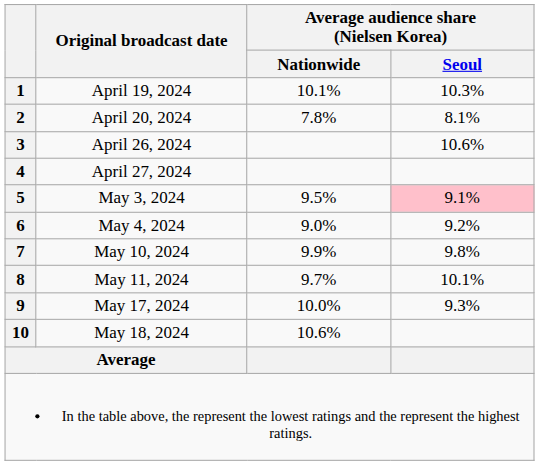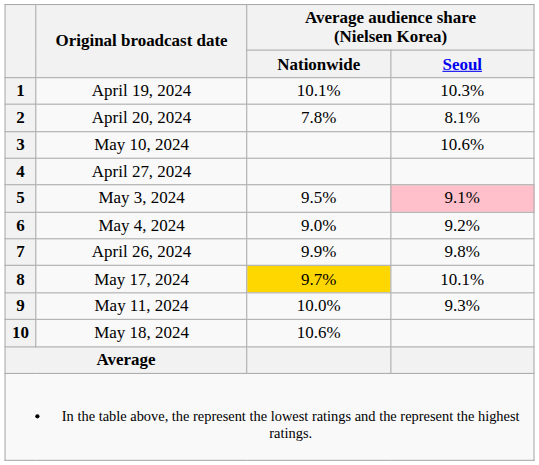(142, 144) April 26, 2024 -> (142, 144) May 10, 2024
(142, 252) May 10, 2024 -> (142, 252) April 26, 2024
(142, 279) May 11, 2024 -> (142, 279) May 17, 2024
(319, 279) no background -> (319, 279) gold background
(142, 306) May 17, 2024 -> (142, 306) May 11, 2024
